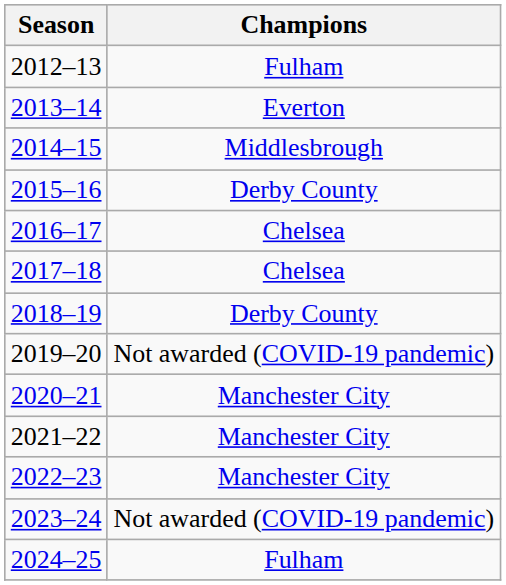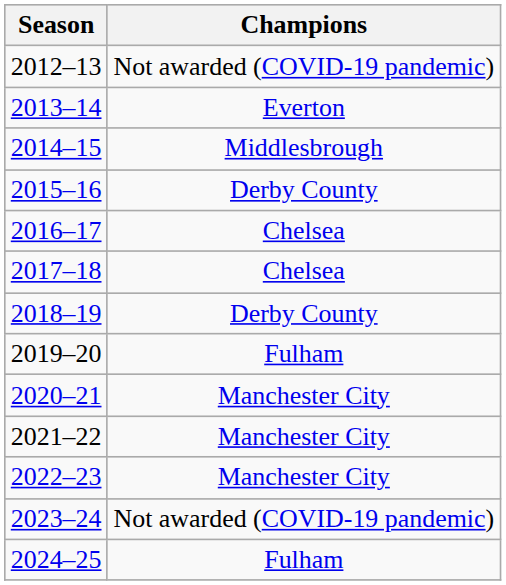(304, 66) Fulham -> (304, 66) Not awarded (COVID-19 pandemic)
(304, 353) Not awarded (COVID-19 pandemic) -> (304, 353) Fulham
